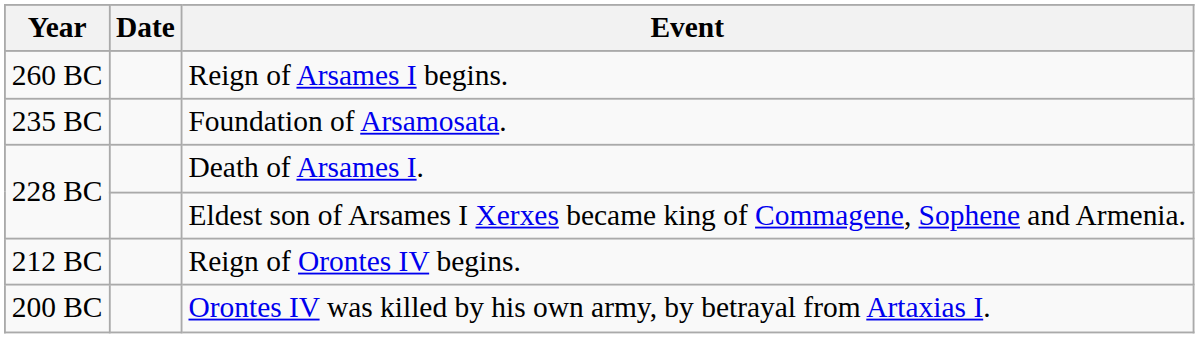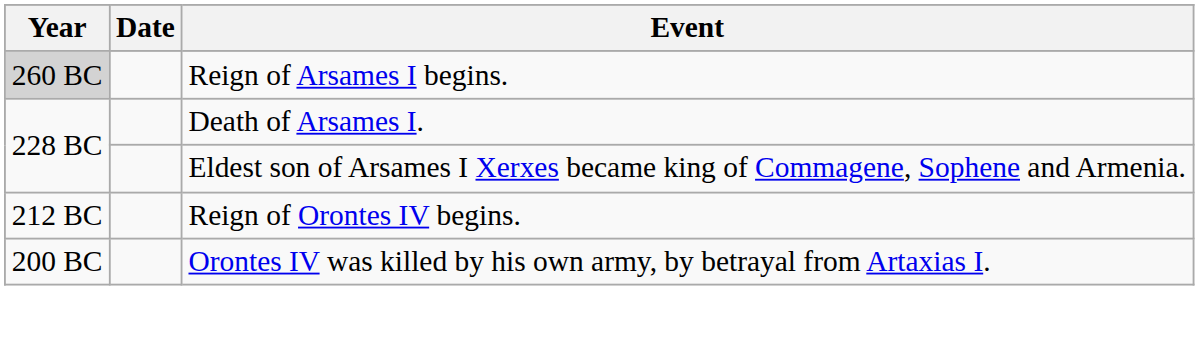(57, 74) no background -> (57, 74) lightgrey background
- row: (348, 121)
